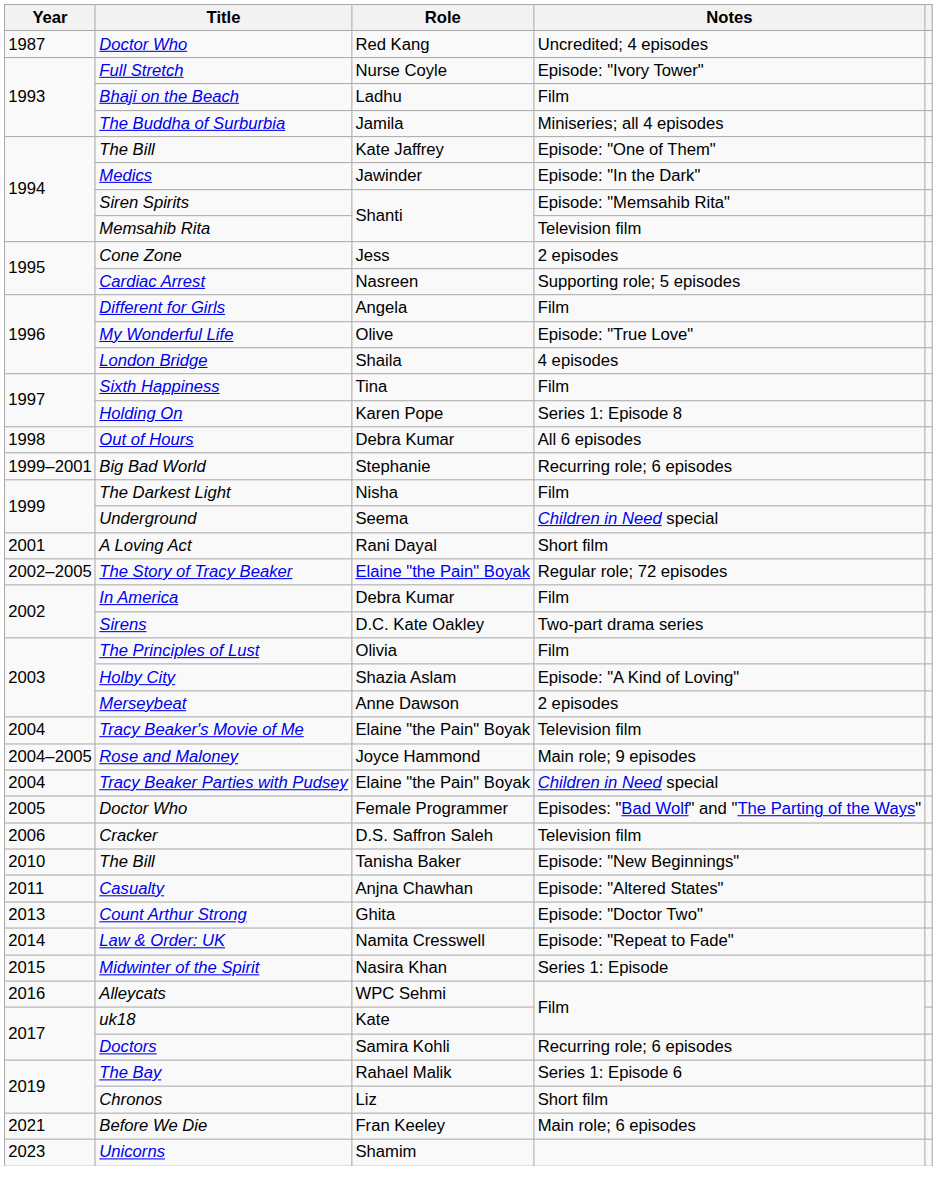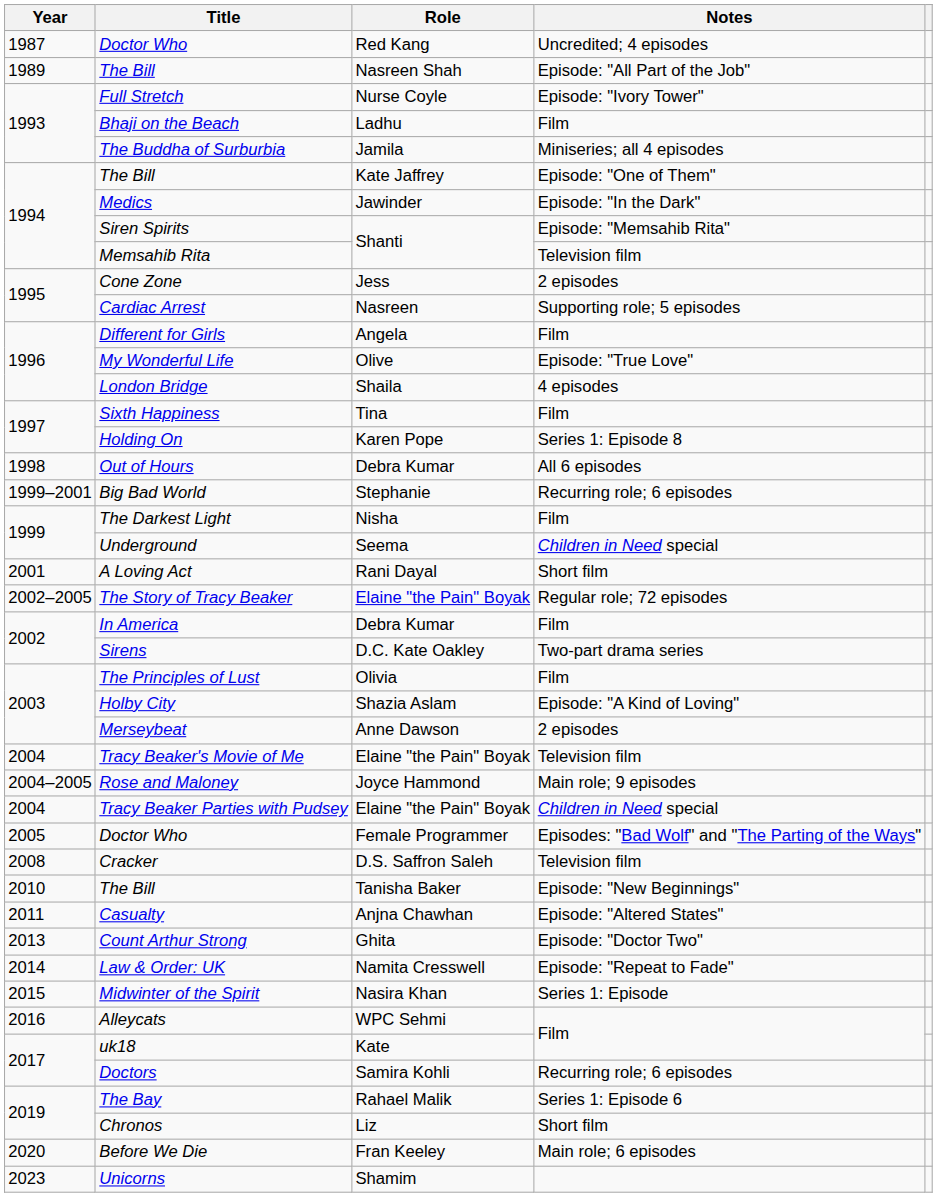+ row: (127, 70)
(27, 835) 2006 -> (27, 862) 2008
(27, 1126) 2021 -> (27, 1152) 2020
